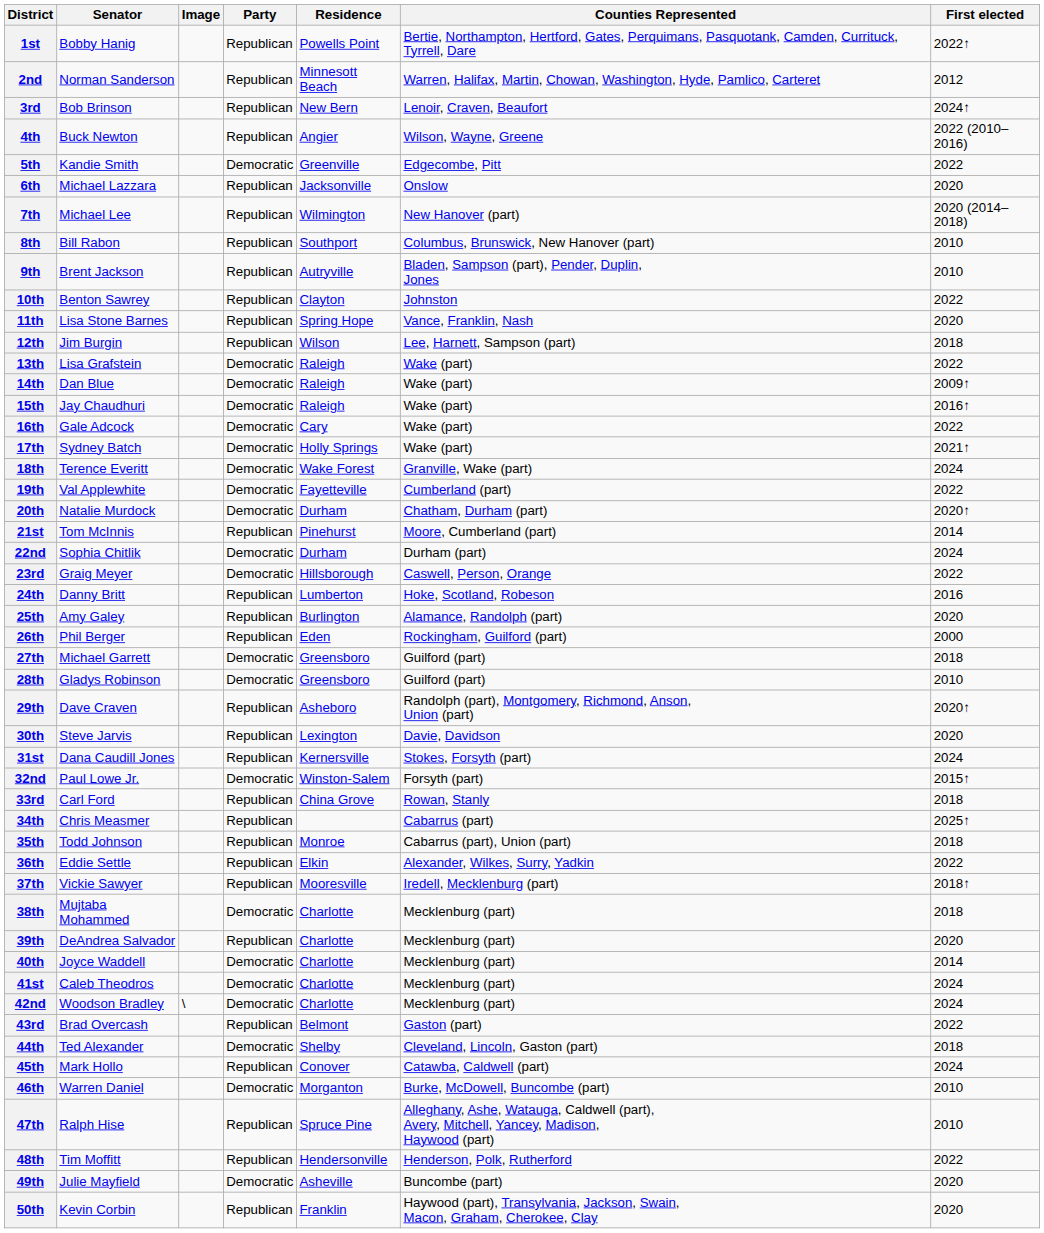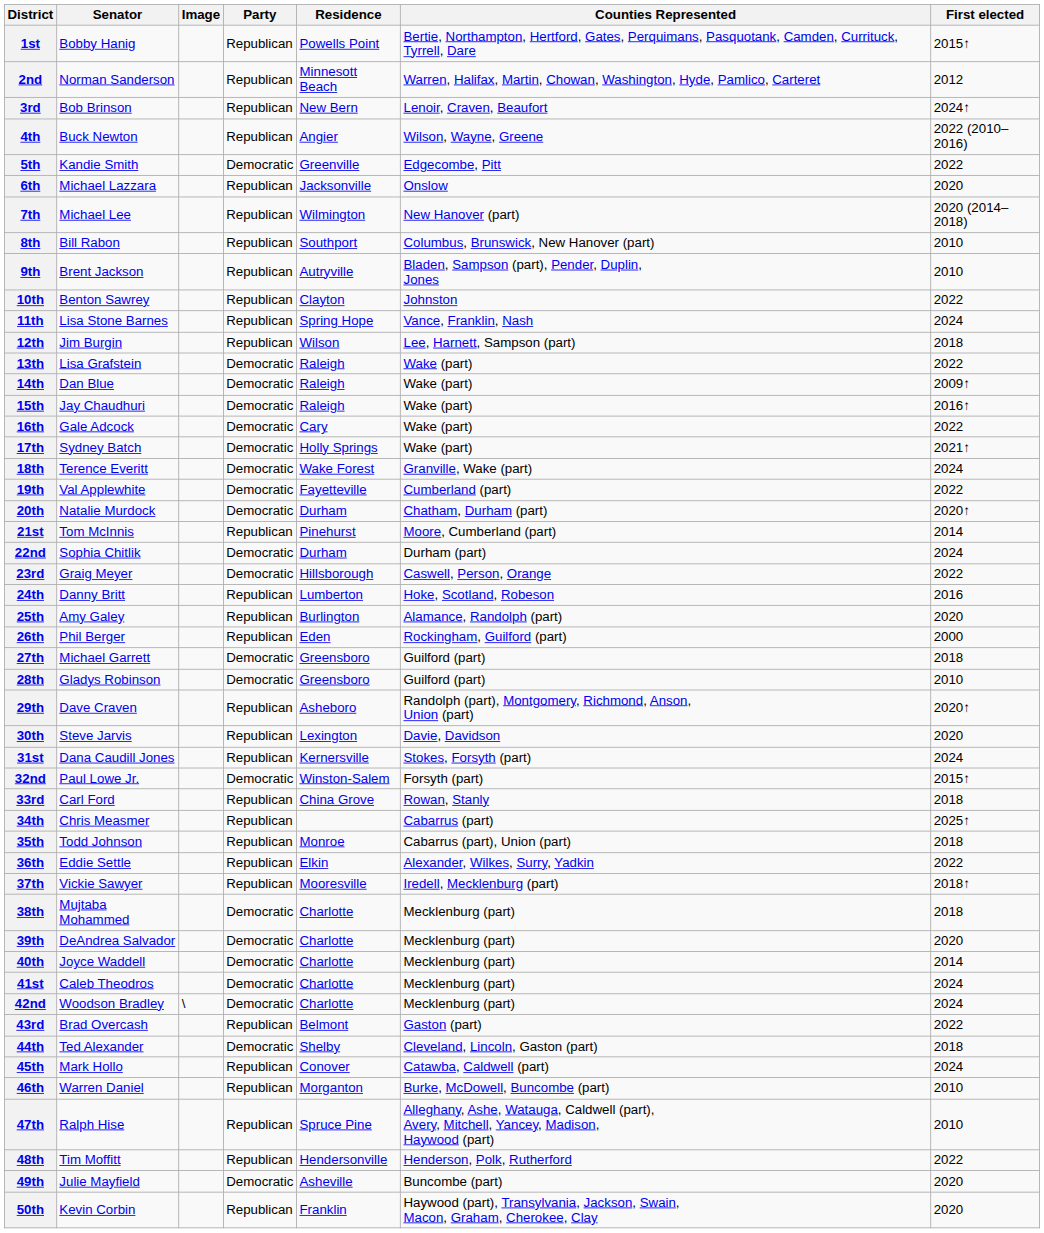(952, 43) 2022↑ -> (952, 43) 2015↑
(948, 321) 2020 -> (948, 321) 2024
(259, 940) Republican -> (260, 940) Democratic
(260, 1088) Democratic -> (259, 1088) Republican
